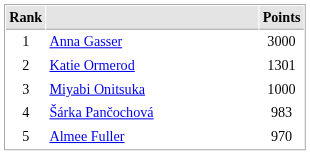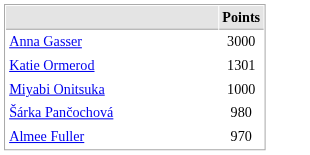- column: (26, 17)
(282, 113) 983 -> (241, 113) 980
